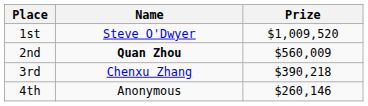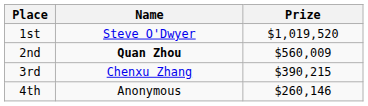(303, 33) $1,009,520 -> (303, 33) $1,019,520
(303, 72) $390,218 -> (303, 72) $390,215
